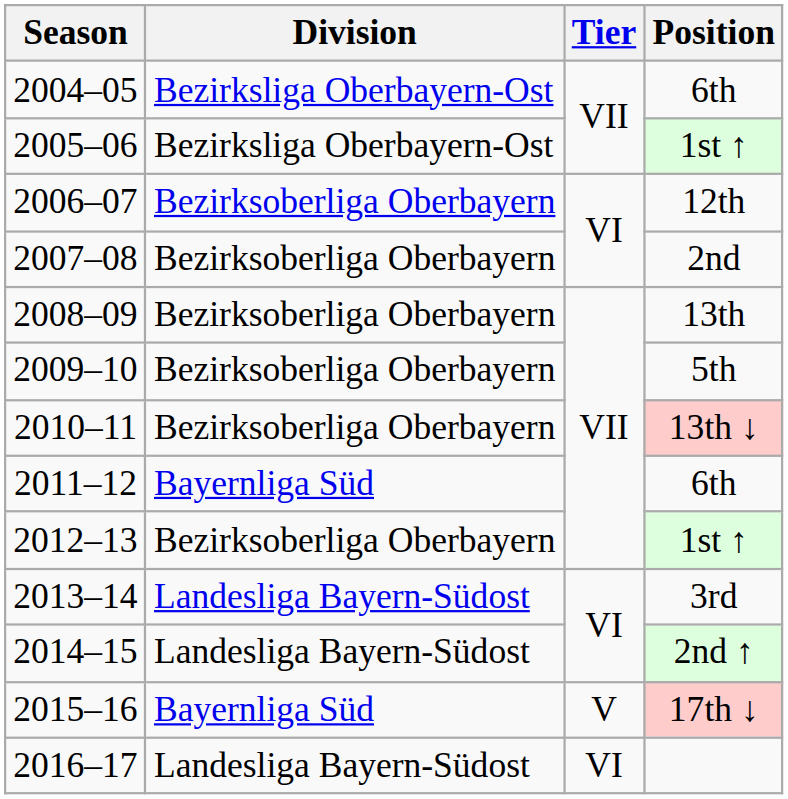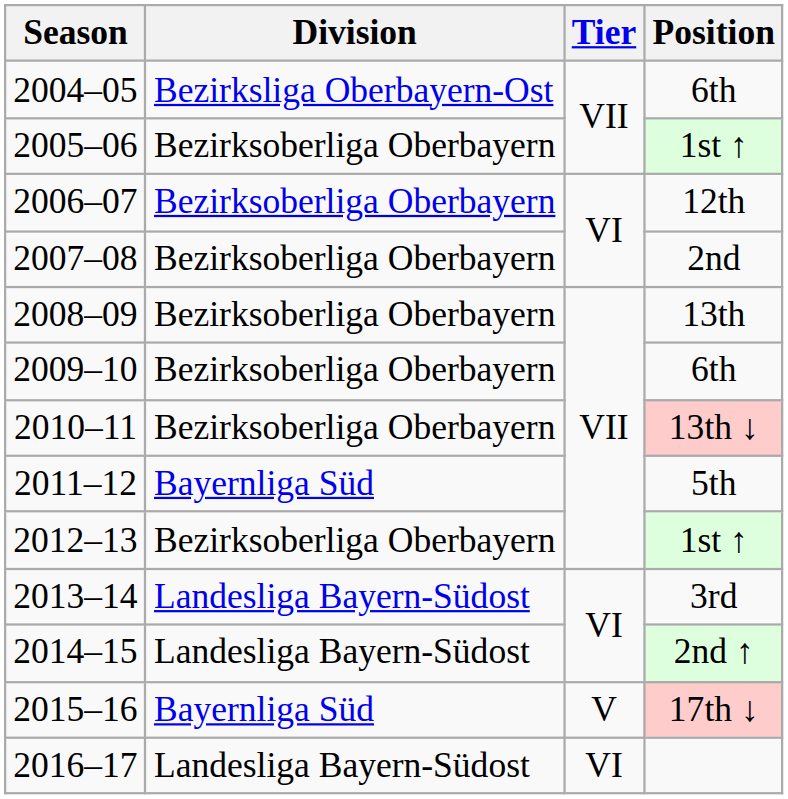(354, 145) Bezirksliga Oberbayern-Ost -> (355, 145) Bezirksoberliga Oberbayern
(714, 370) 5th -> (714, 370) 6th
(714, 483) 6th -> (714, 483) 5th
